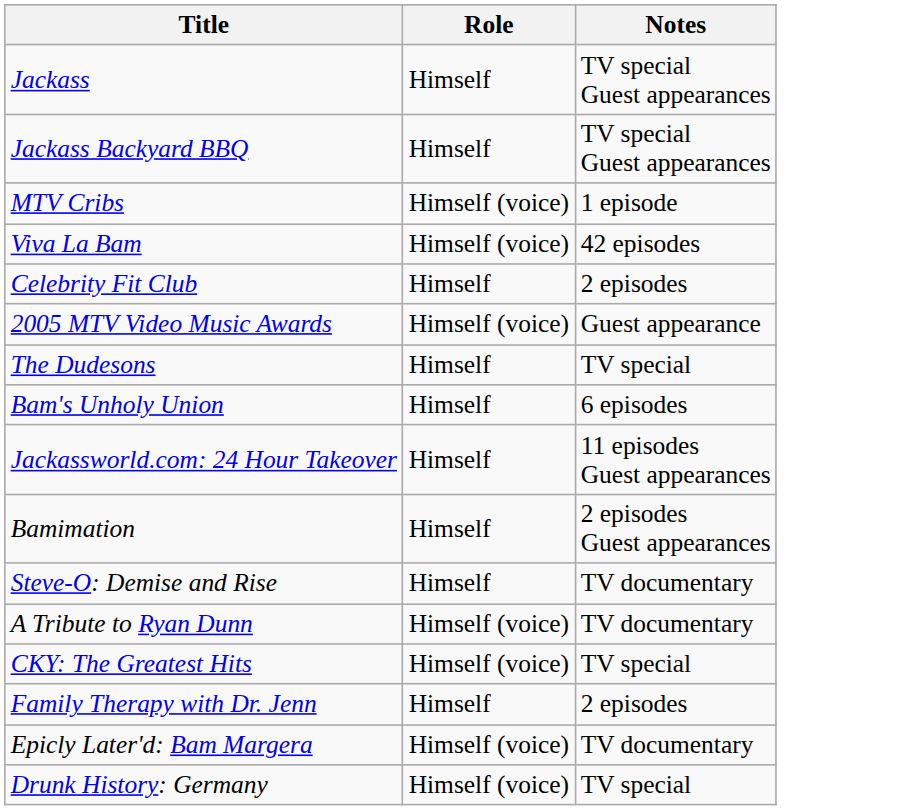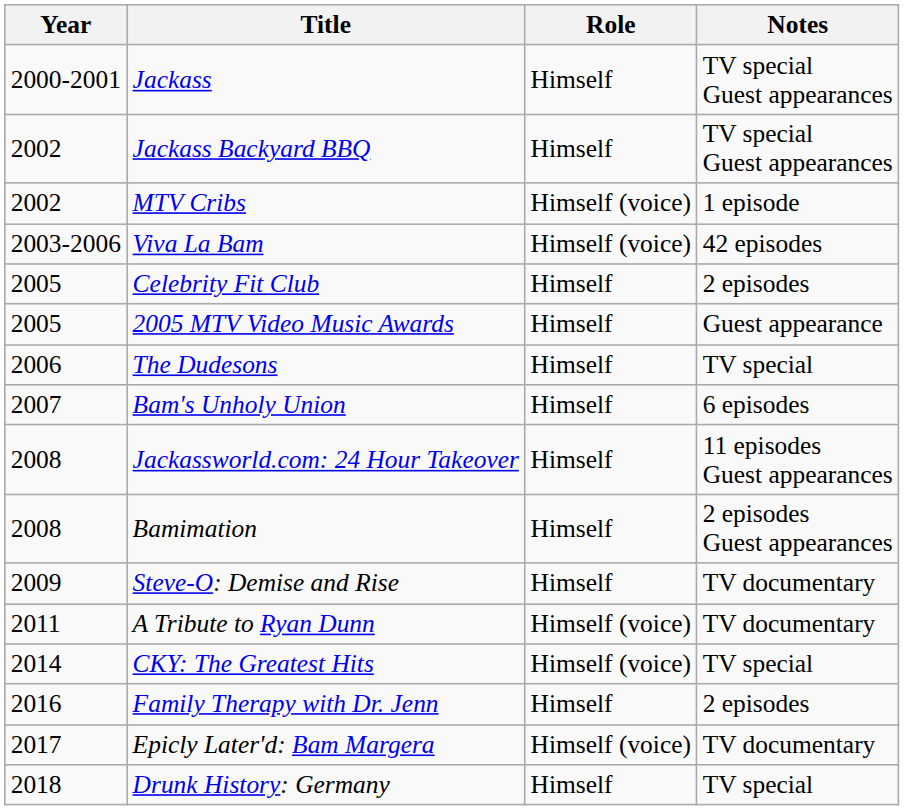+ column: (66, 24)
(489, 323) Himself (voice) -> (572, 323) Himself
(489, 784) Himself (voice) -> (572, 784) Himself
